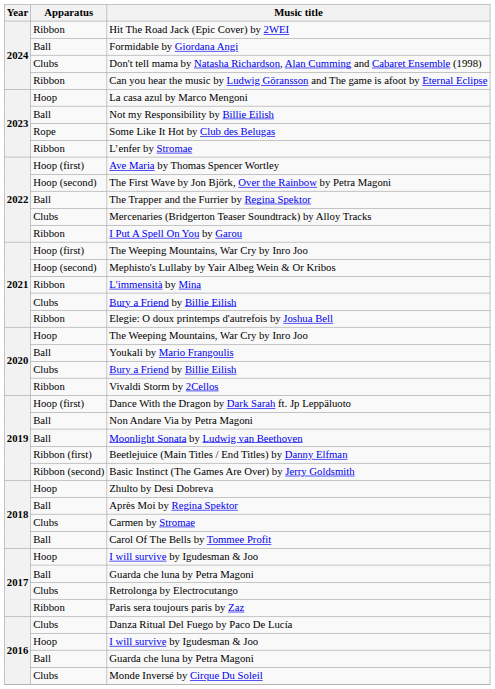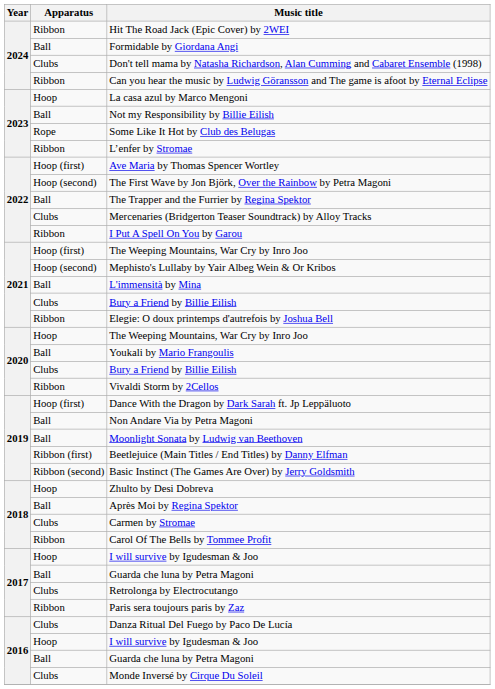(49, 285) Ribbon -> (42, 285) Ball
(42, 540) Ball -> (49, 540) Ribbon
